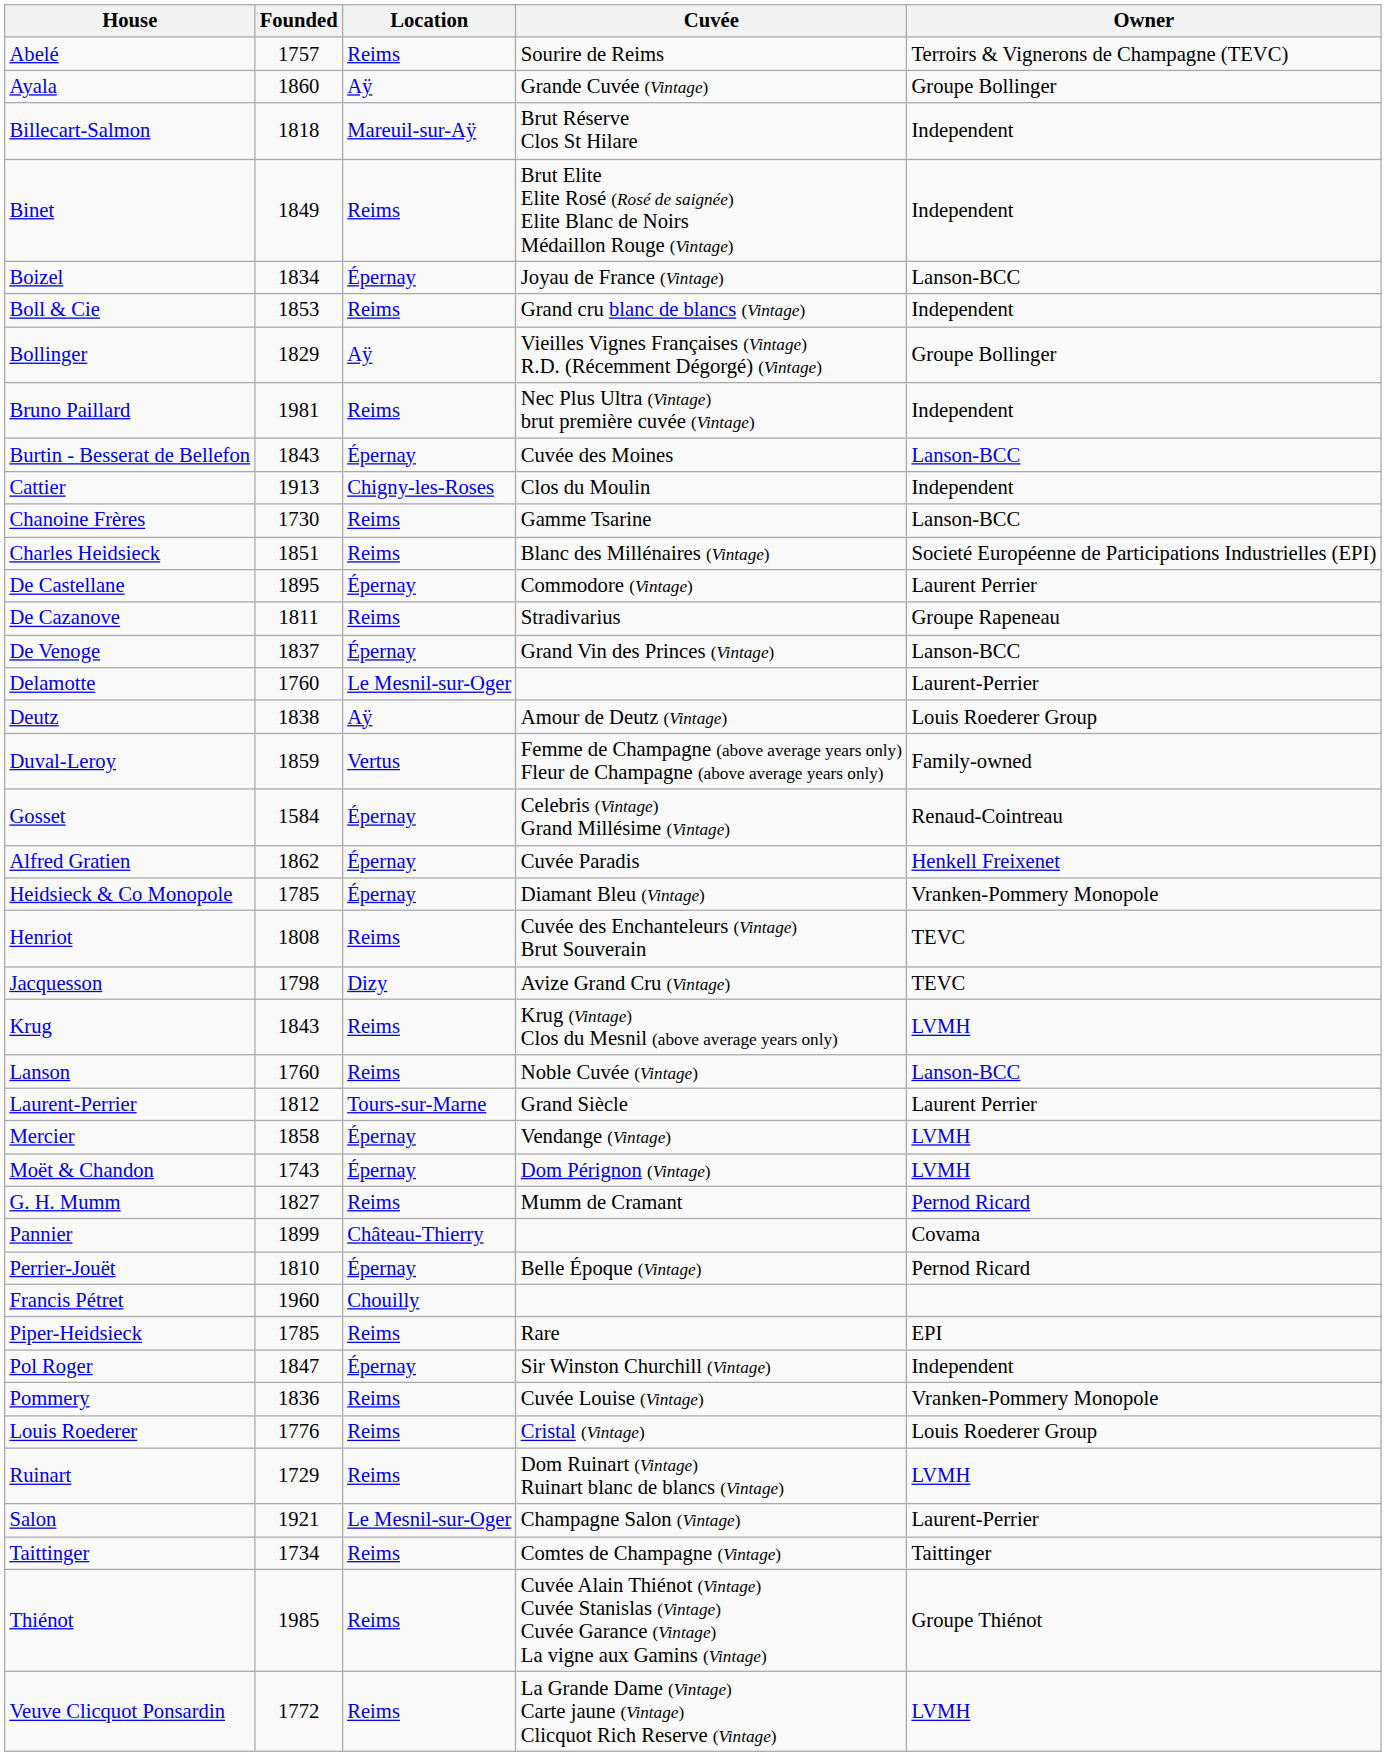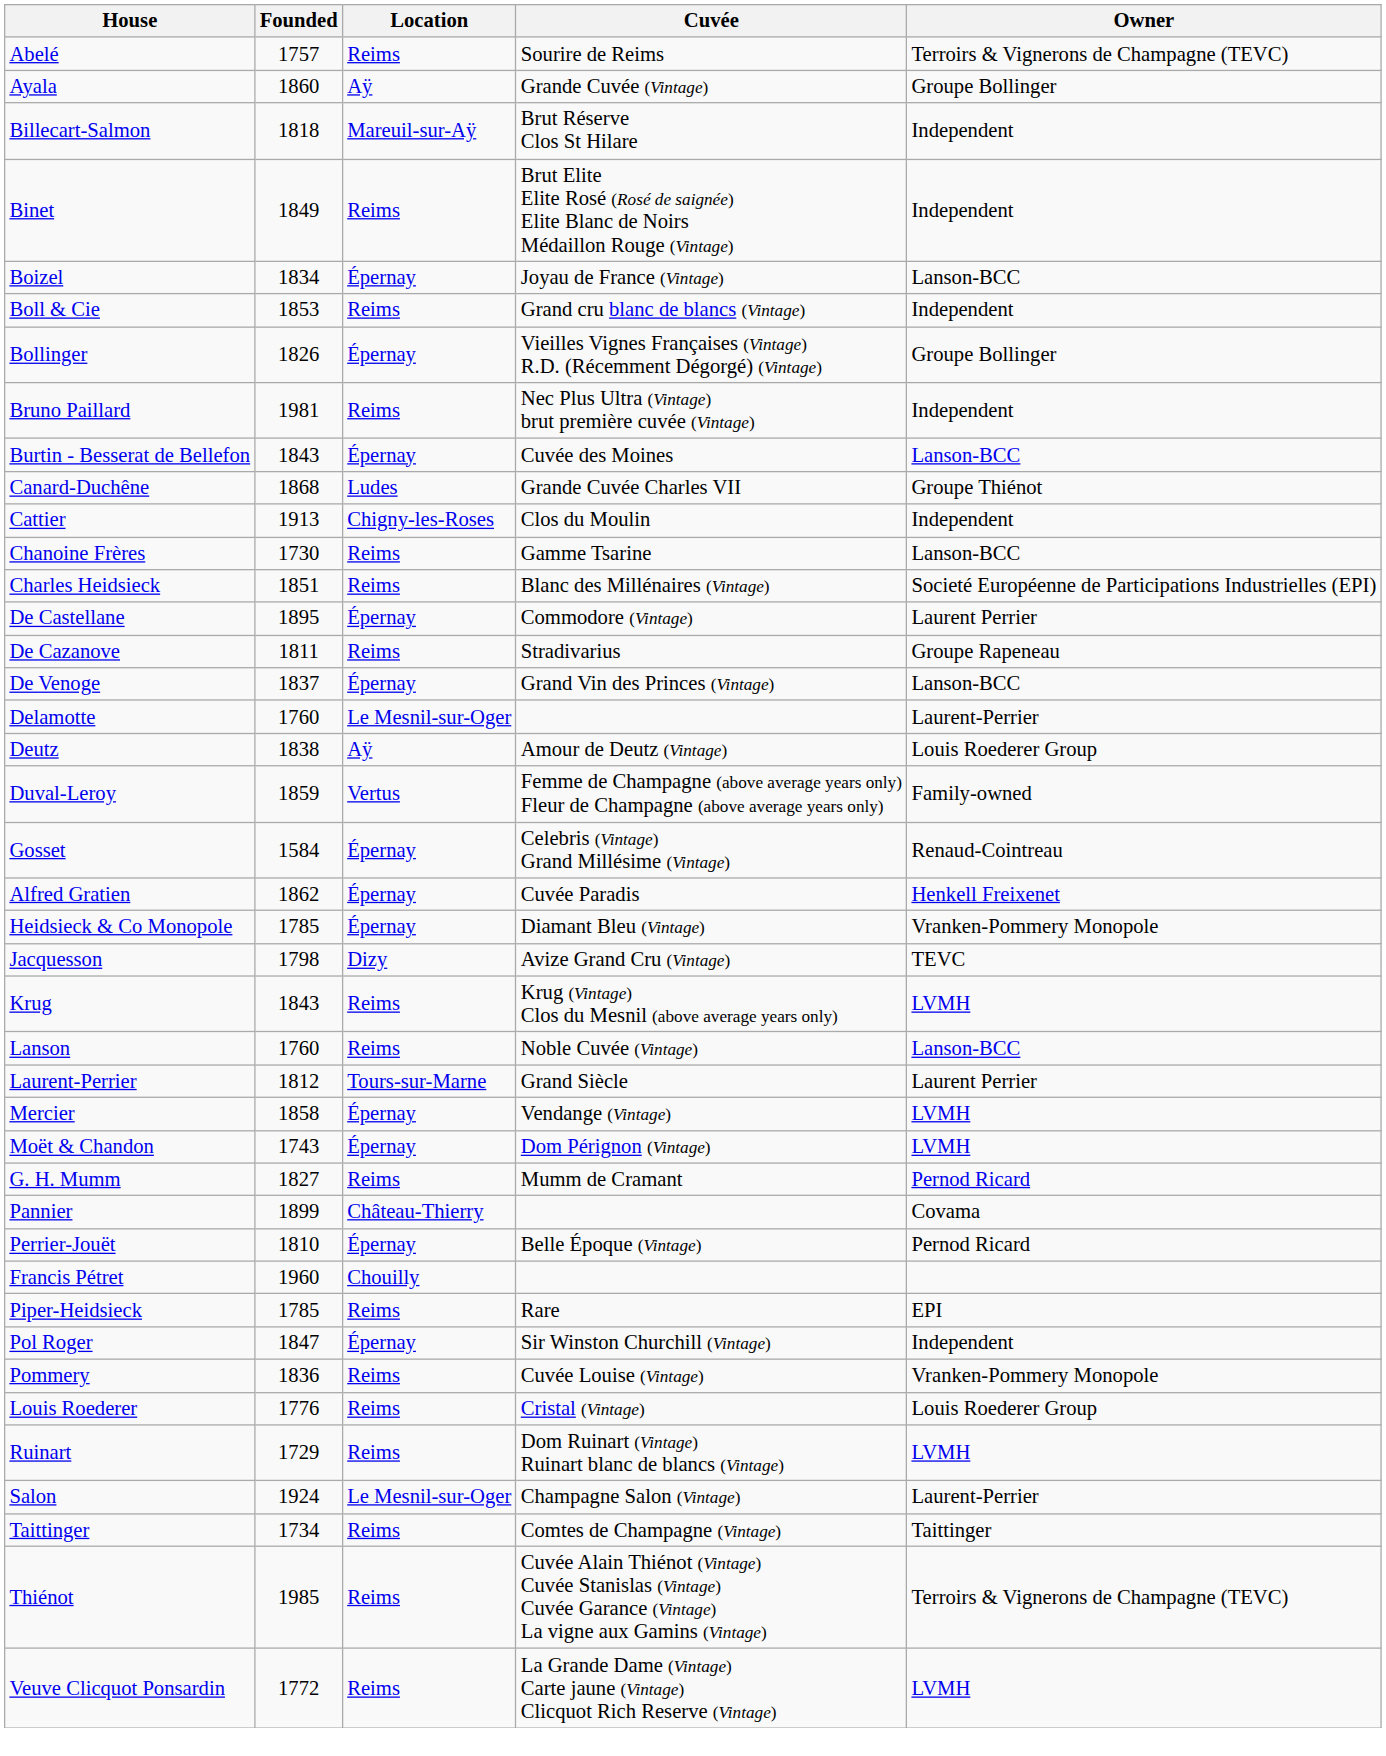(299, 354) 1829 -> (299, 354) 1826
(360, 354) Aÿ -> (382, 354) Épernay
+ row: (79, 487)
- row: (41, 938)
(299, 1520) 1921 -> (299, 1496) 1924
(977, 1620) Groupe Thiénot -> (1100, 1597) Terroirs & Vignerons de Champagne (TEVC)
